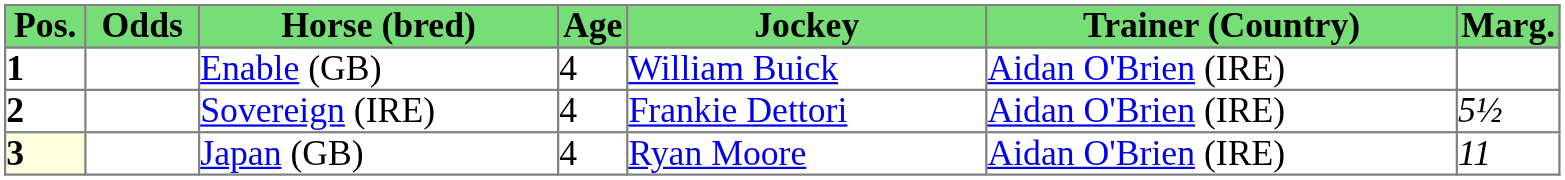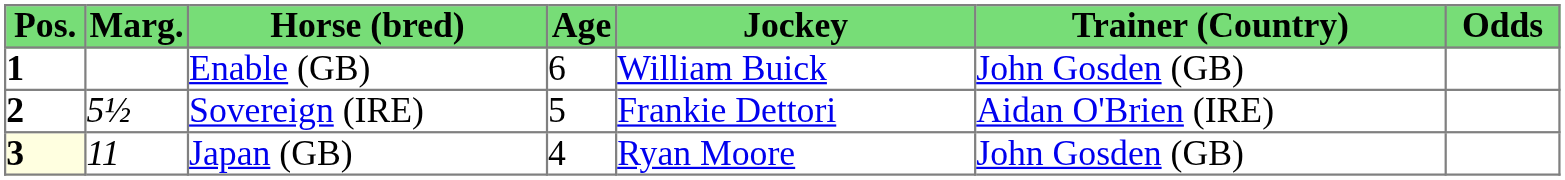columns swapped: (1508, 25) <-> (142, 25)
(568, 68) 4 -> (557, 68) 6
(1136, 68) Aidan O'Brien (IRE) -> (1110, 68) John Gosden (GB)
(568, 110) 4 -> (557, 110) 5
(1136, 152) Aidan O'Brien (IRE) -> (1110, 152) John Gosden (GB)
